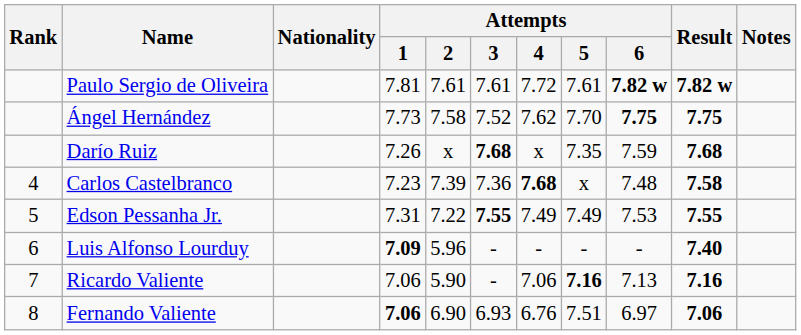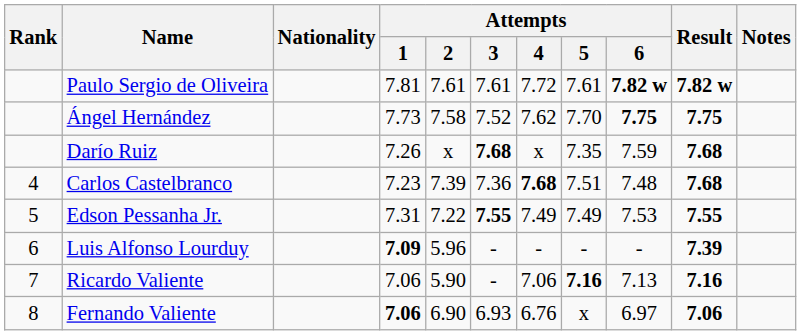(584, 183) x -> (584, 183) 7.51
(704, 183) 7.58 -> (704, 183) 7.68
(704, 248) 7.40 -> (704, 248) 7.39
(584, 313) 7.51 -> (584, 313) x
